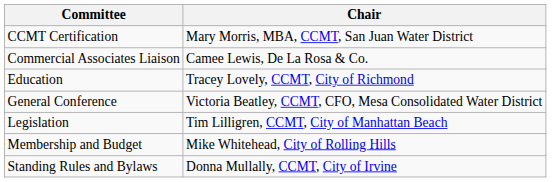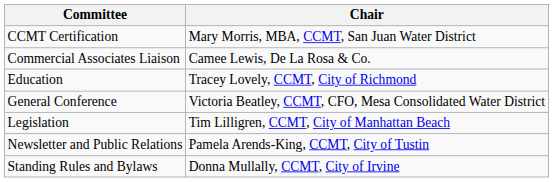- row: (75, 144)
+ row: (95, 144)
